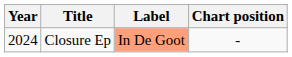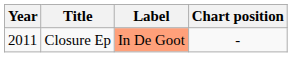(23, 39) 2024 -> (22, 39) 2011
